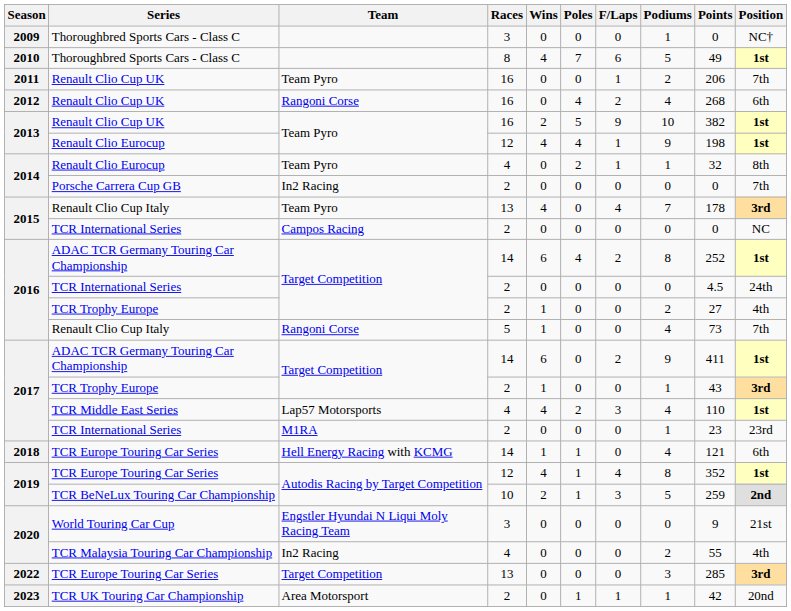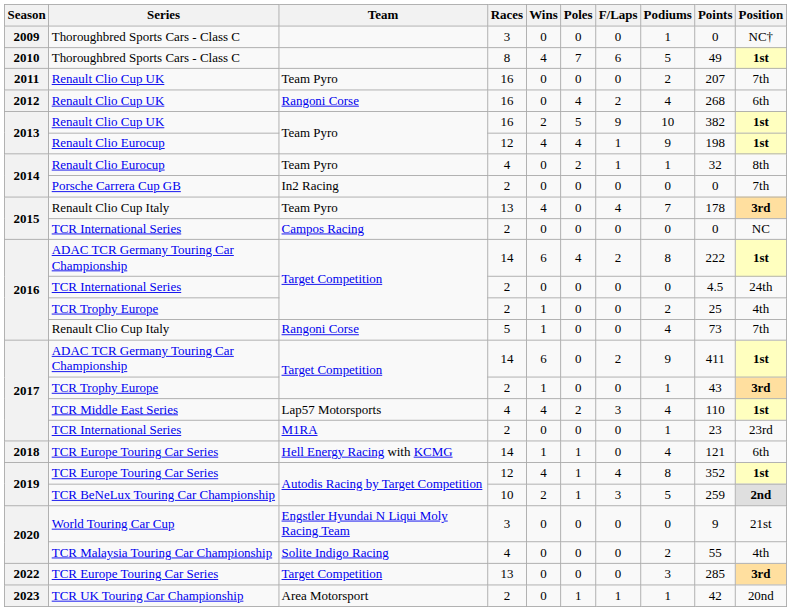(618, 79) 1 -> (618, 79) 0
(715, 79) 206 -> (715, 79) 207
(715, 258) 252 -> (715, 258) 222
(715, 308) 27 -> (715, 308) 25
(310, 553) In2 Racing -> (335, 553) Solite Indigo Racing
